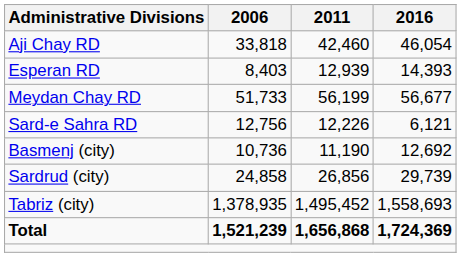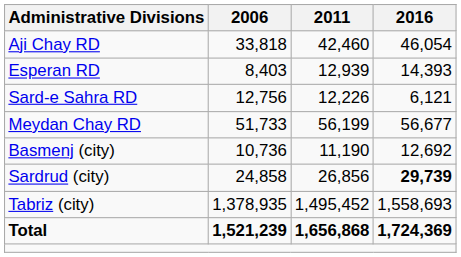rows swapped: (75, 97) <-> (73, 124)
(426, 177) normal -> (426, 177) bold
